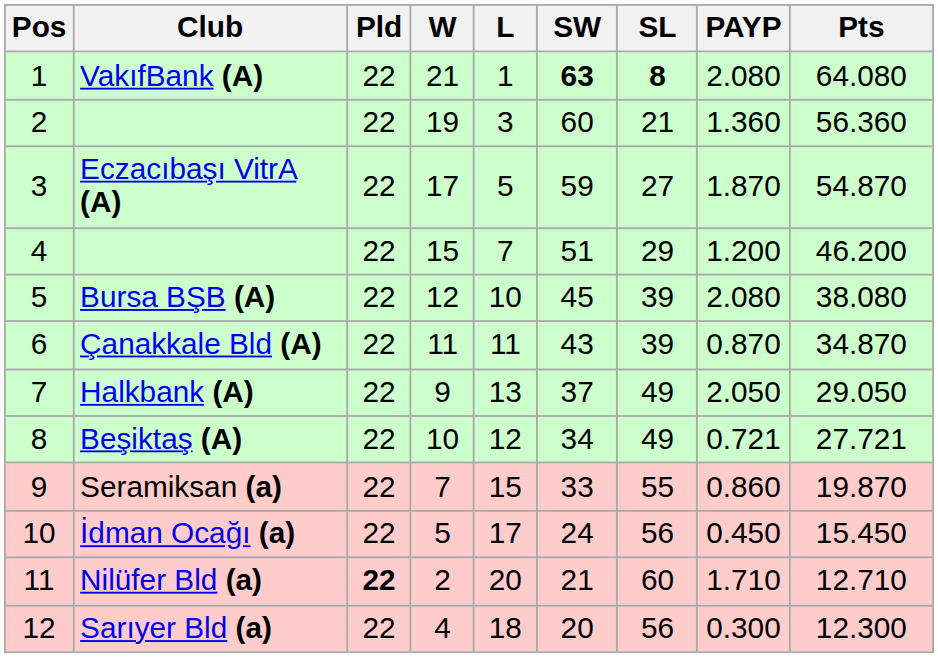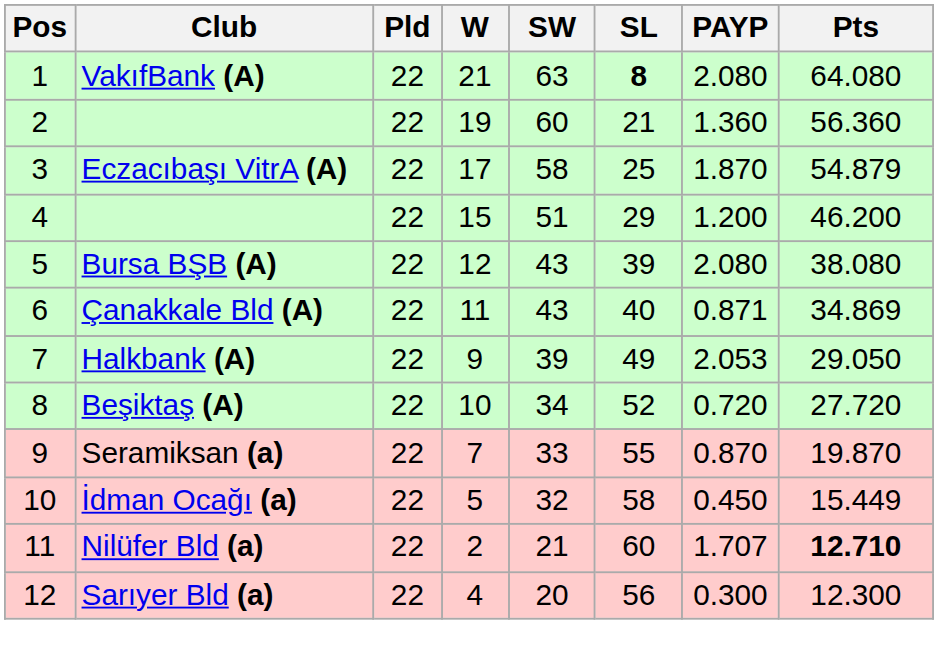- column: (505, 28)
(577, 75) bold -> (552, 75) normal
(577, 186) 59 -> (552, 169) 58
(657, 186) 27 -> (639, 169) 25
(861, 186) 54.870 -> (856, 169) 54.879
(577, 297) 45 -> (552, 264) 43
(657, 344) 39 -> (639, 311) 40
(743, 344) 0.870 -> (730, 311) 0.871
(861, 344) 34.870 -> (856, 311) 34.869
(577, 391) 37 -> (552, 358) 39
(743, 391) 2.050 -> (730, 358) 2.053
(657, 439) 49 -> (639, 405) 52
(743, 439) 0.721 -> (730, 405) 0.720
(861, 439) 27.721 -> (856, 405) 27.720
(743, 486) 0.860 -> (730, 452) 0.870
(577, 533) 24 -> (552, 500) 32
(657, 533) 56 -> (639, 500) 58
(861, 533) 15.450 -> (856, 500) 15.449
(379, 580) bold -> (407, 547) normal
(743, 580) 1.710 -> (730, 547) 1.707
(861, 580) normal -> (856, 547) bold
